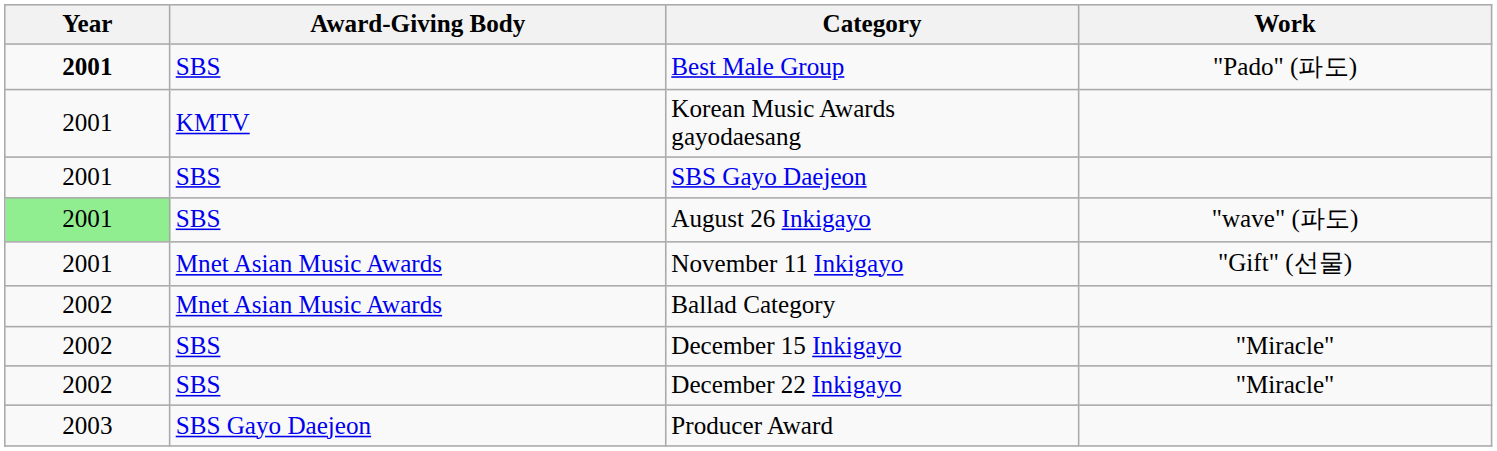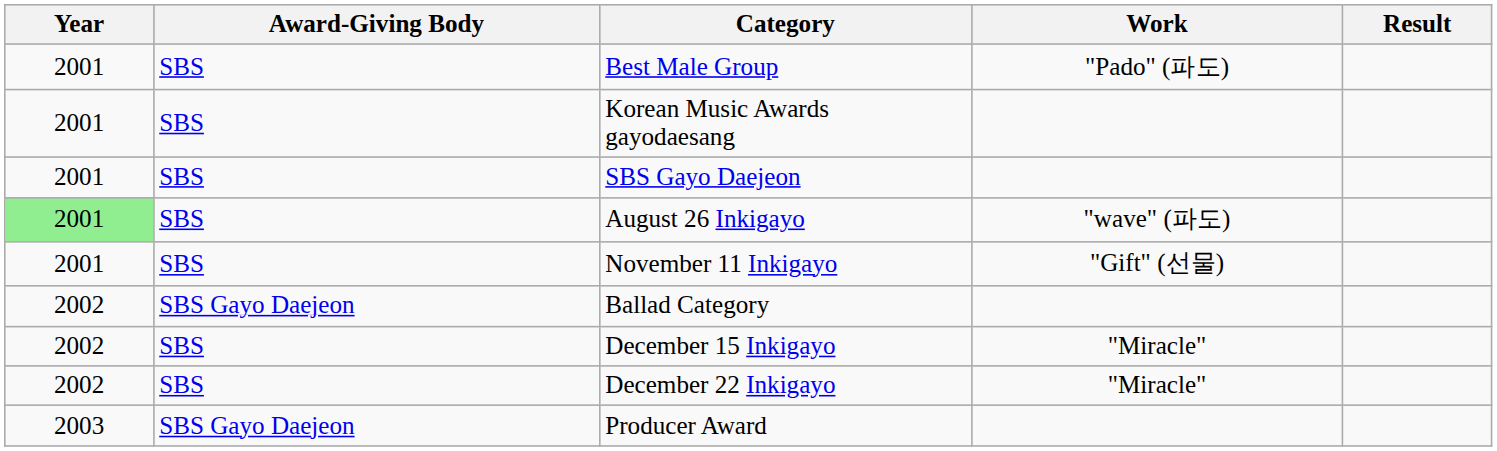+ column: (1417, 24)
(87, 66) bold -> (79, 66) normal
(213, 122) KMTV -> (182, 122) SBS
(309, 263) Mnet Asian Music Awards -> (182, 263) SBS
(309, 305) Mnet Asian Music Awards -> (257, 305) SBS Gayo Daejeon
